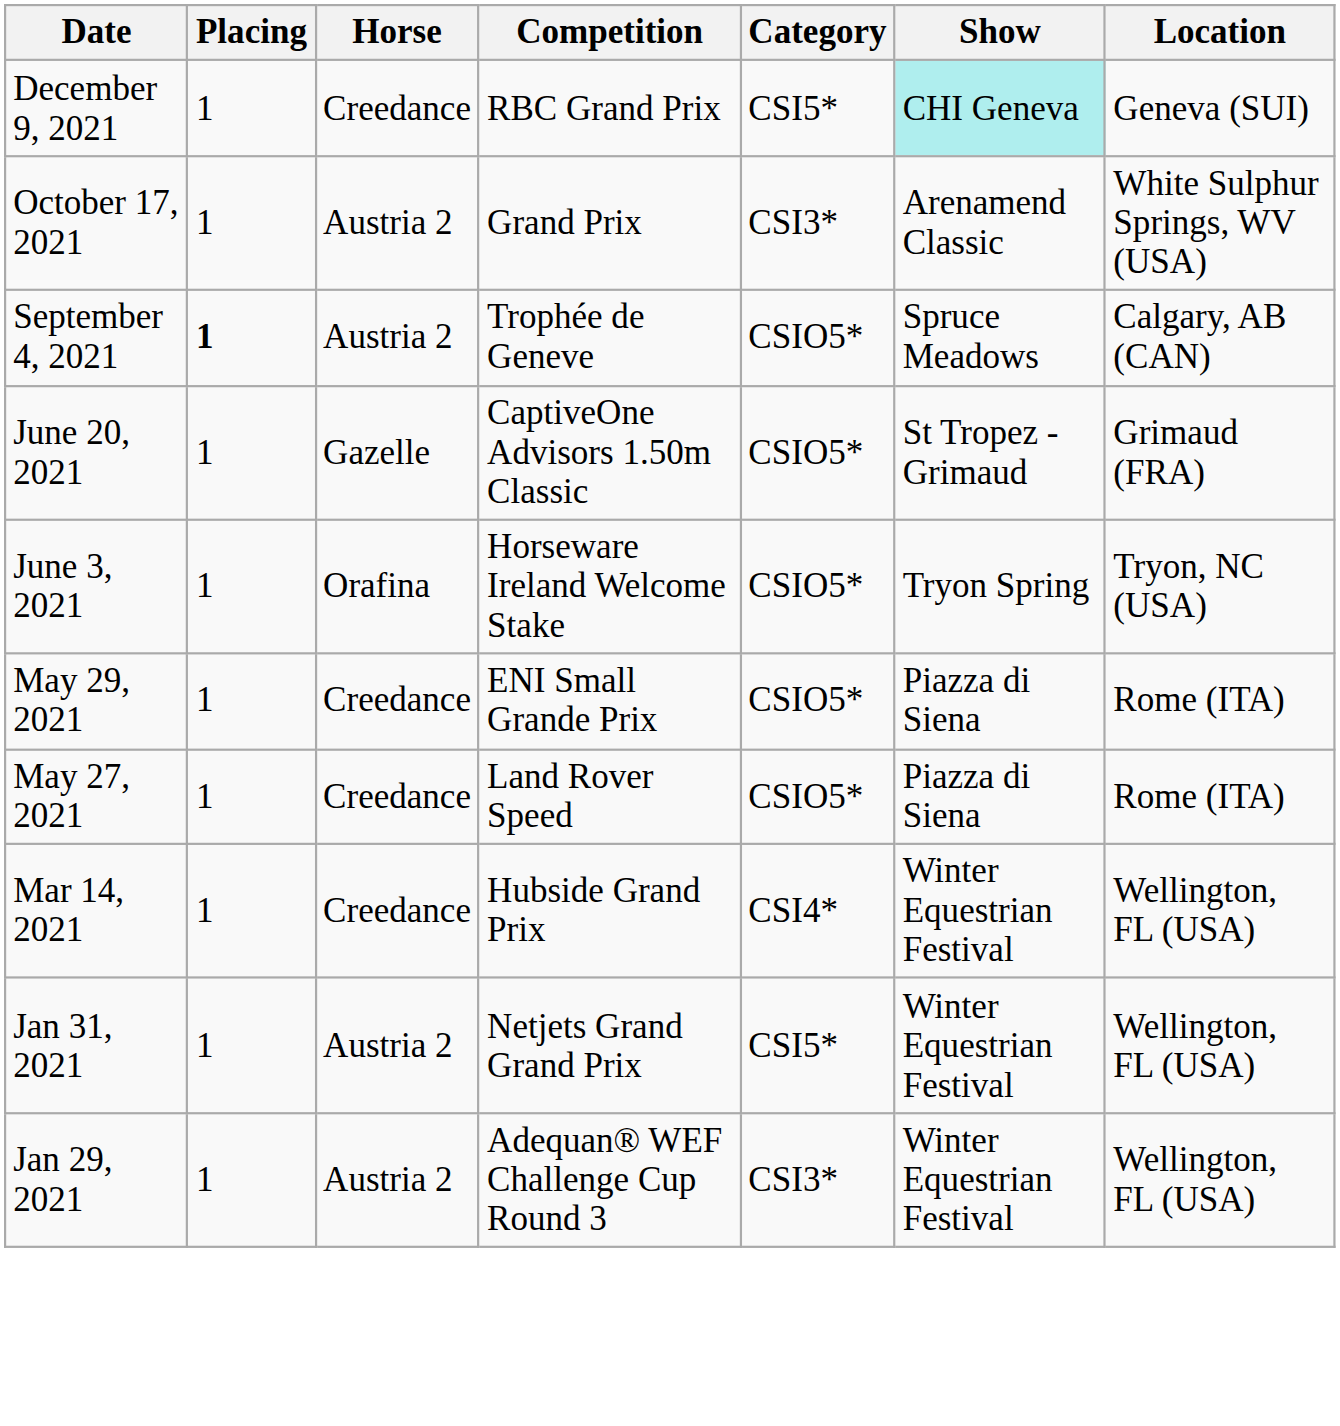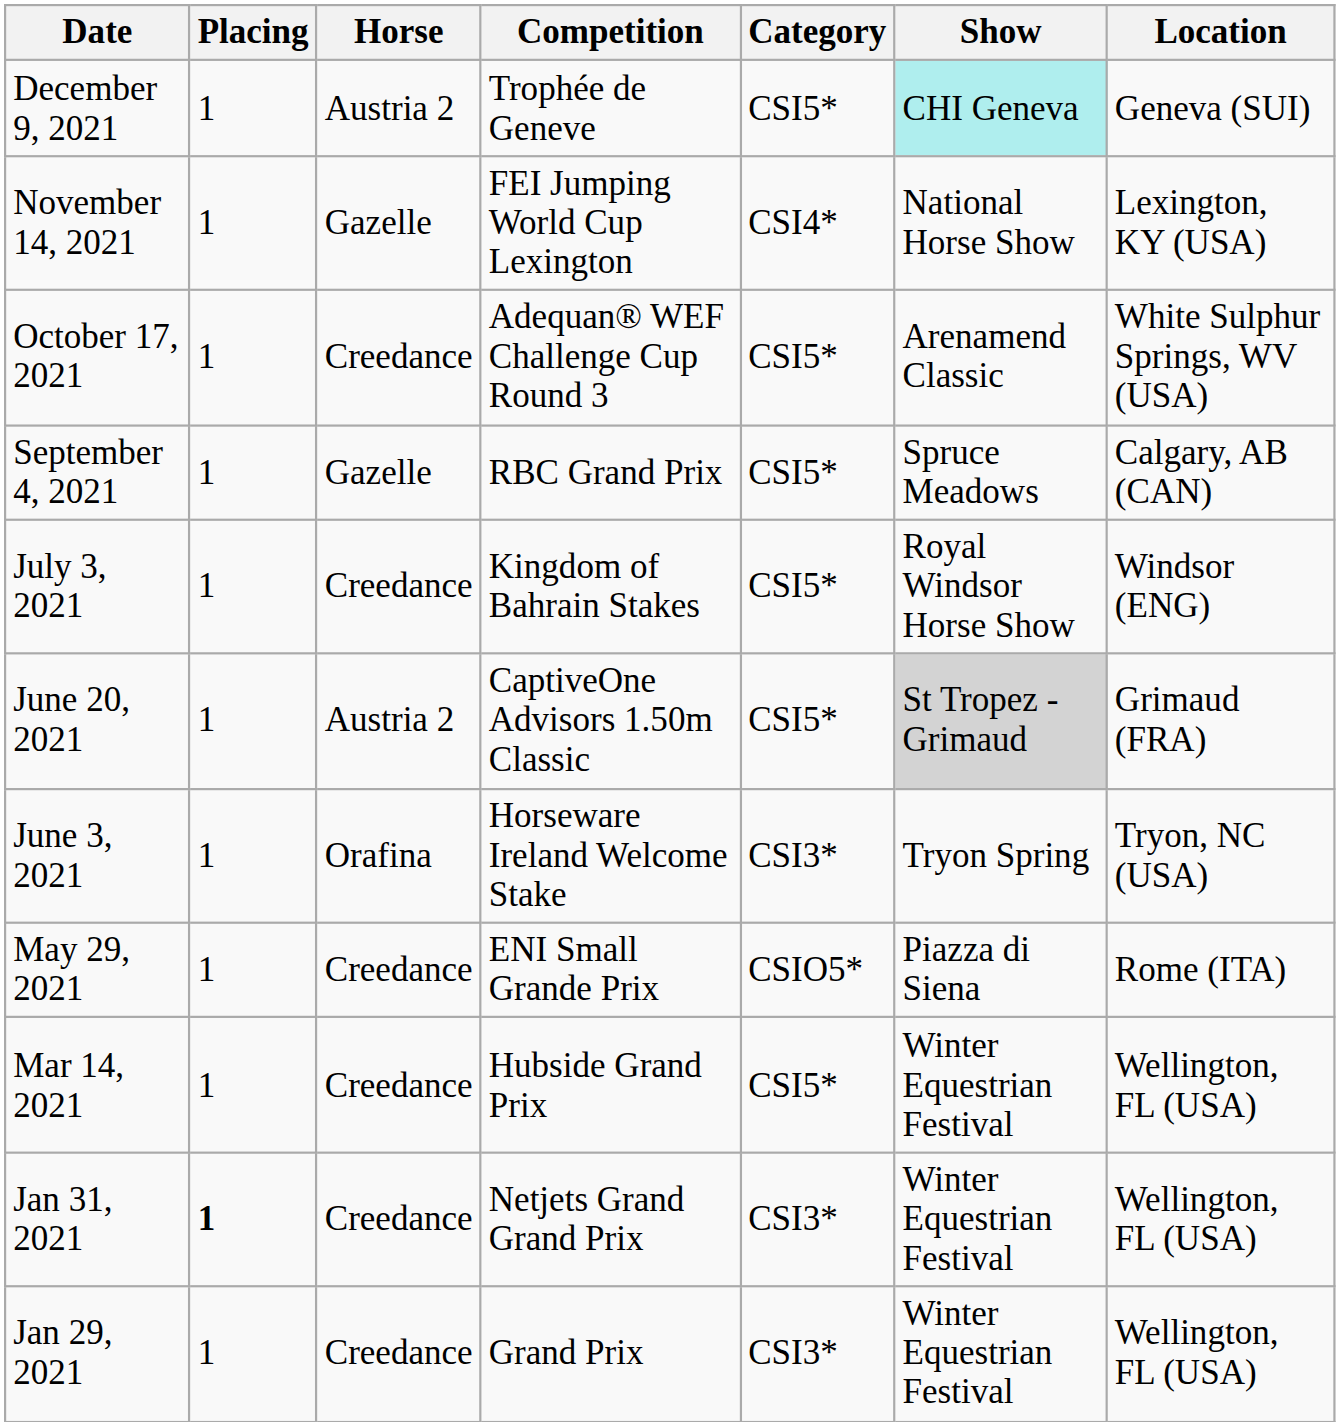(397, 107) Creedance -> (389, 107) Austria 2
(604, 107) RBC Grand Prix -> (567, 107) Trophée de Geneve
+ row: (87, 222)
(388, 222) Austria 2 -> (399, 356) Creedance
(564, 222) Grand Prix -> (606, 356) Adequan® WEF Challenge Cup Round 3
(793, 222) CSI3* -> (793, 356) CSI5*
(205, 336) bold -> (206, 471) normal
(388, 336) Austria 2 -> (378, 471) Gazelle
(566, 336) Trophée de Geneve -> (606, 471) RBC Grand Prix
(806, 336) CSIO5* -> (793, 471) CSI5*
+ row: (60, 586)
(377, 451) Gazelle -> (389, 720) Austria 2
(806, 451) CSIO5* -> (793, 720) CSI5*
(981, 451) no background -> (980, 720) lightgrey background
(806, 586) CSIO5* -> (793, 854) CSI3*
- row: (72, 795)
(793, 910) CSI4* -> (793, 1084) CSI5*
(205, 1044) normal -> (206, 1218) bold
(388, 1044) Austria 2 -> (399, 1218) Creedance
(793, 1044) CSI5* -> (793, 1218) CSI3*
(388, 1179) Austria 2 -> (399, 1353) Creedance
(605, 1179) Adequan® WEF Challenge Cup Round 3 -> (566, 1353) Grand Prix
